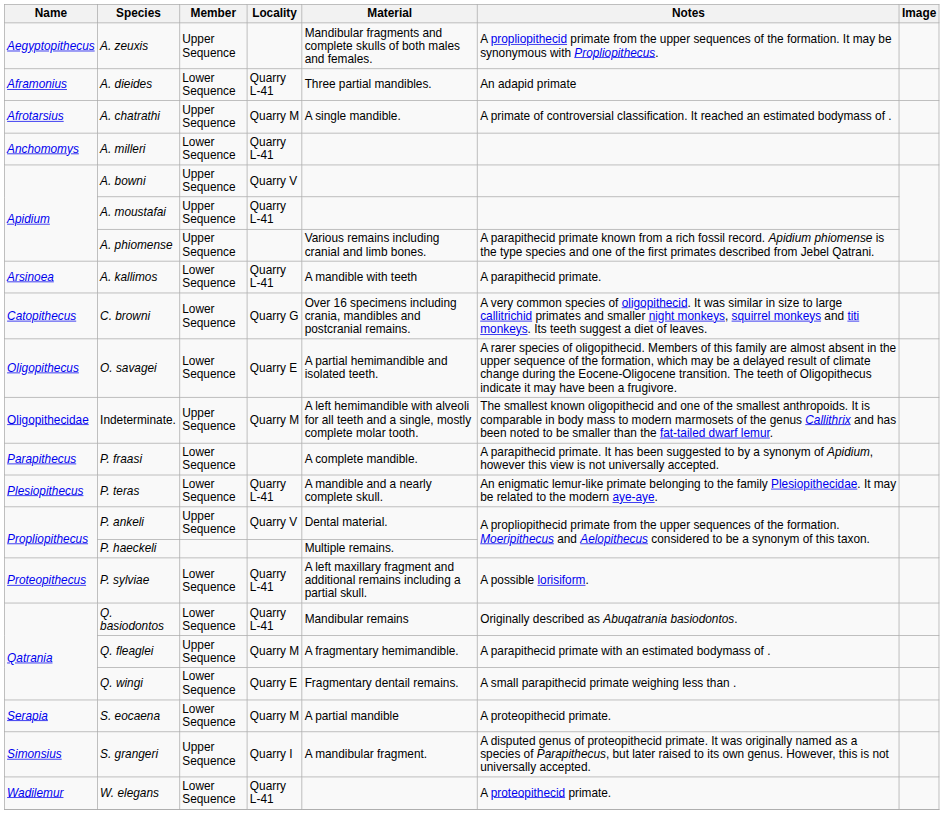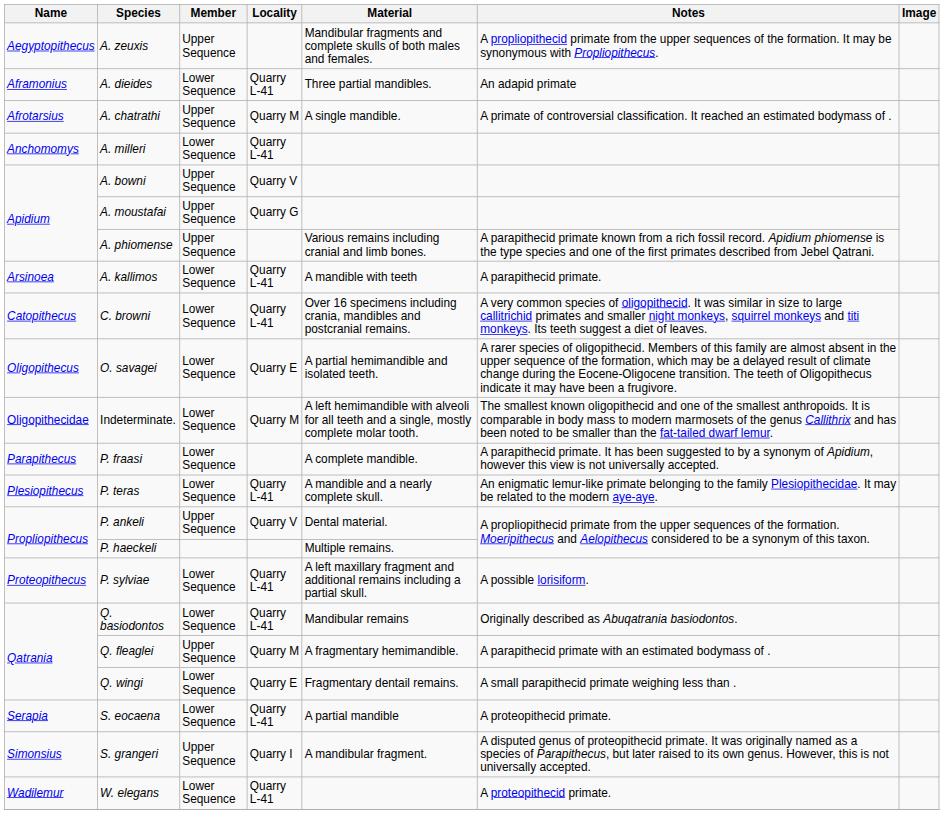(268, 213) Quarry L-41 -> (274, 213) Quarry G
(274, 316) Quarry G -> (268, 316) Quarry L-41
(209, 420) Upper Sequence -> (209, 420) Lower Sequence
(275, 715) Quarry M -> (268, 715) Quarry L-41
